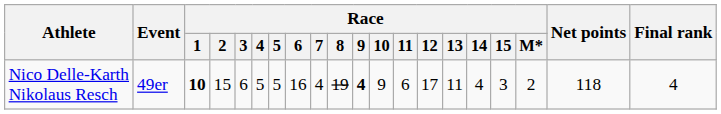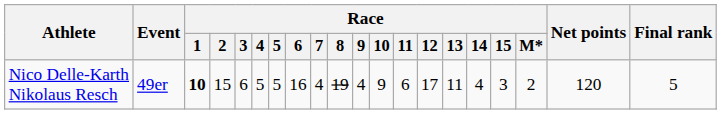(361, 84) bold -> (361, 84) normal
(588, 84) 118 -> (588, 84) 120
(673, 84) 4 -> (673, 84) 5
